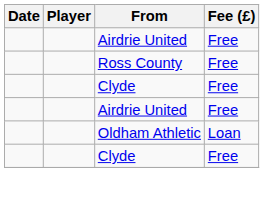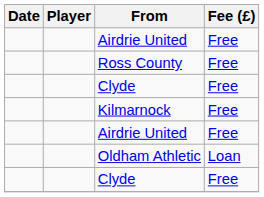+ row: (134, 110)
